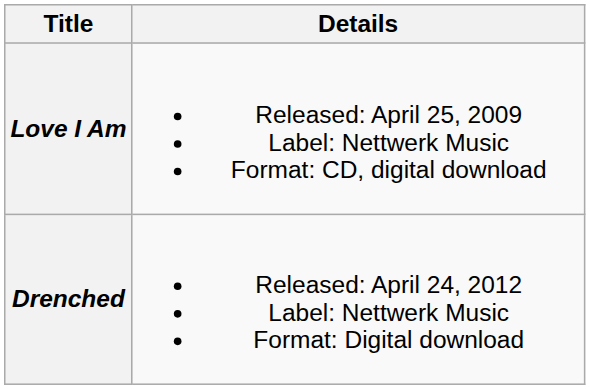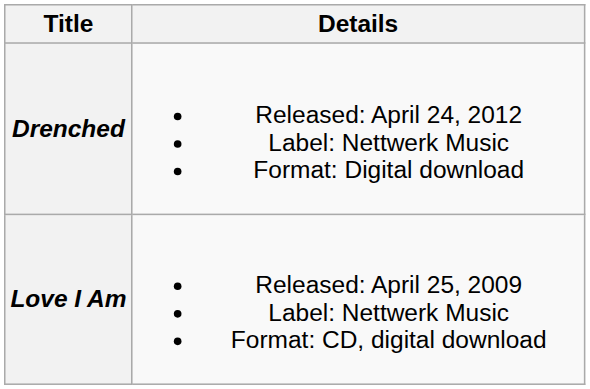rows swapped: (68, 128) <-> (68, 298)
